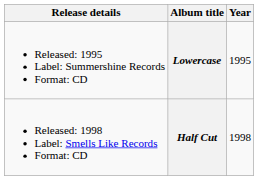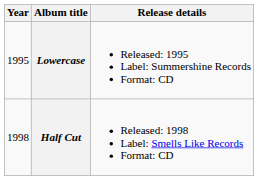columns swapped: (240, 13) <-> (86, 13)
